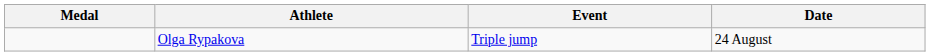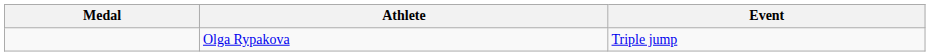- column: (818, 16)
